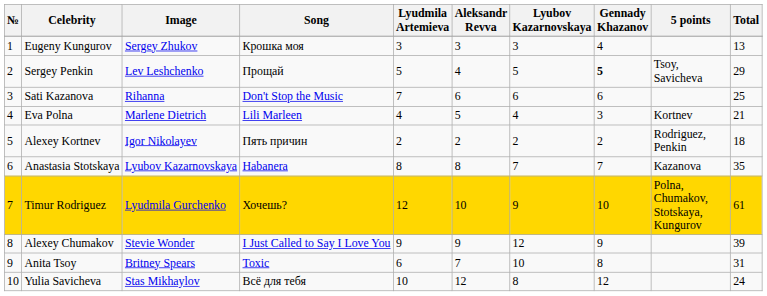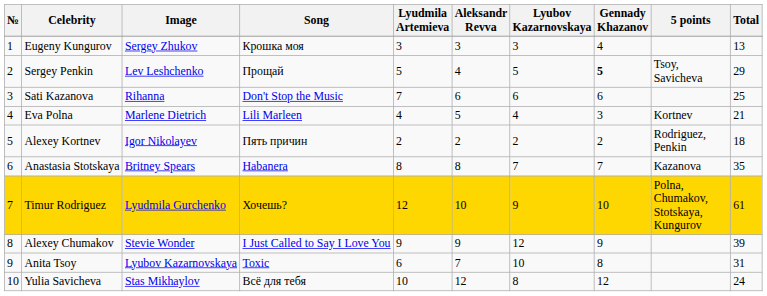(181, 166) Lyubov Kazarnovskaya -> (160, 166) Britney Spears
(160, 262) Britney Spears -> (181, 262) Lyubov Kazarnovskaya
